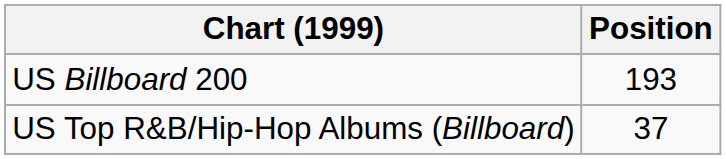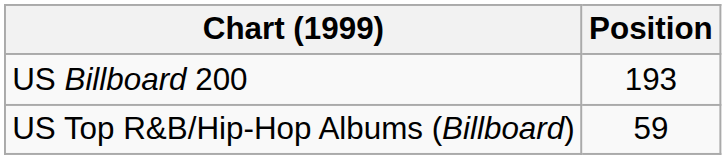(651, 128) 37 -> (651, 128) 59
